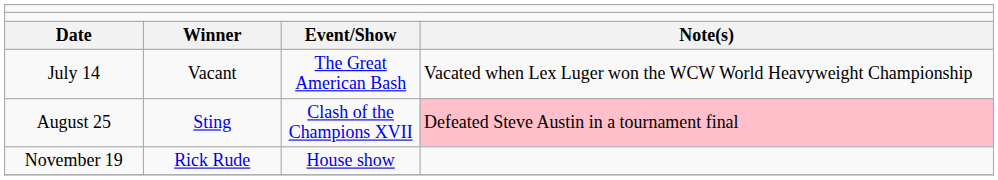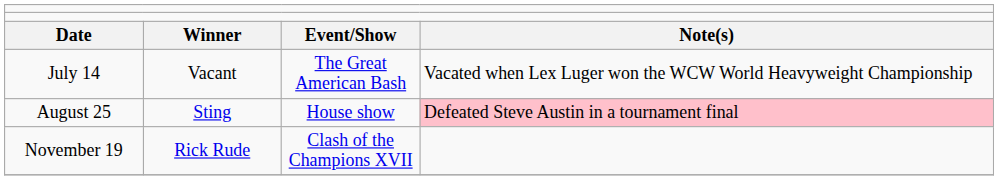(351, 122) Clash of the Champions XVII -> (351, 112) House show
(351, 160) House show -> (351, 150) Clash of the Champions XVII
